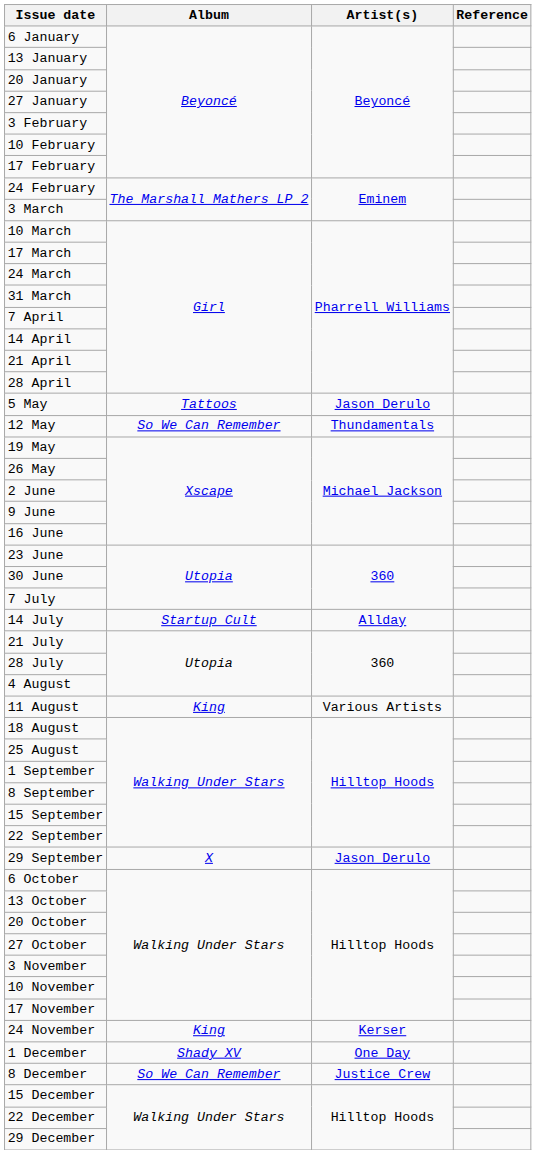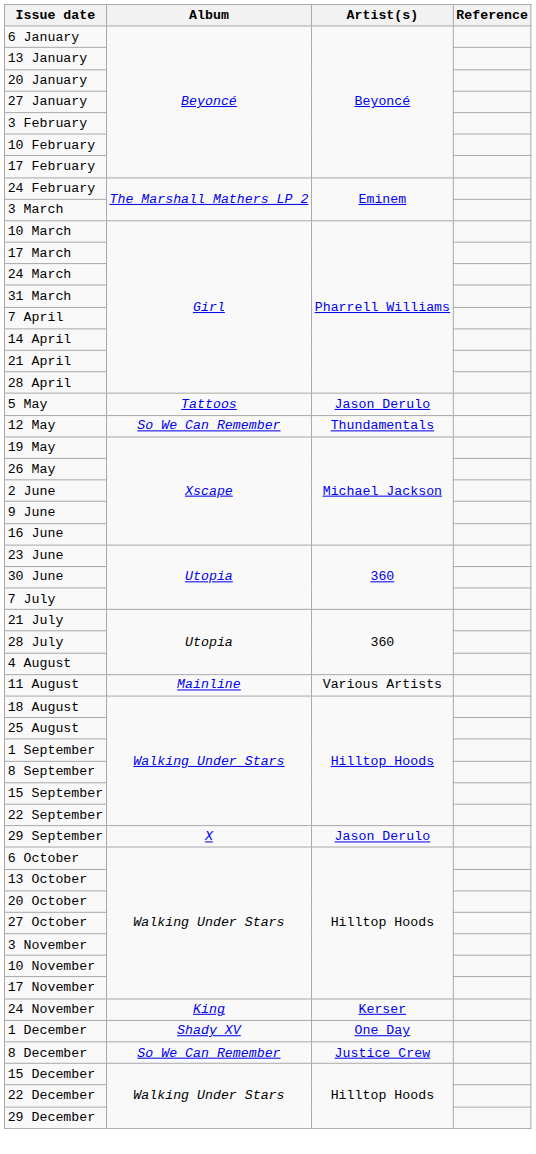- row: (36, 620)
(209, 707) King -> (209, 685) Mainline
